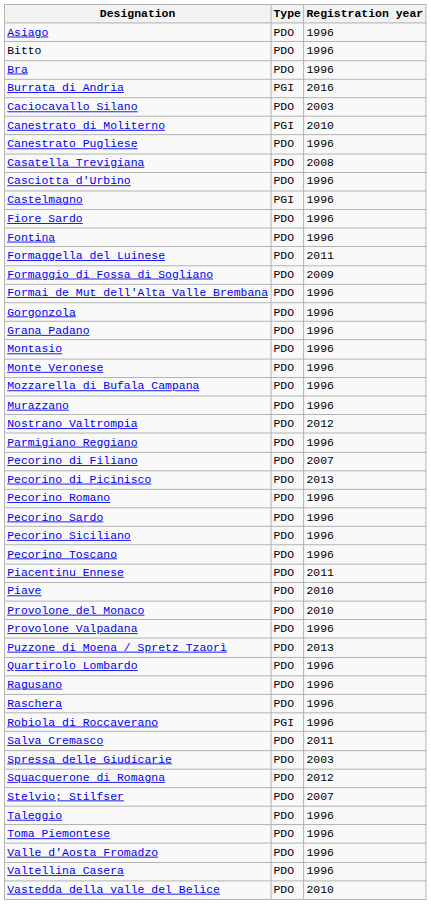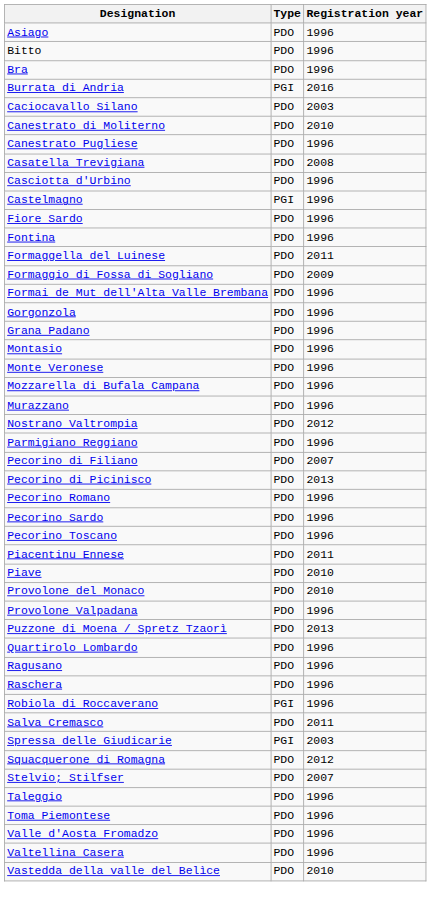(284, 126) PGI -> (284, 126) PDO
- row: (69, 536)
(284, 760) PDO -> (284, 741) PGI
